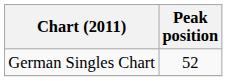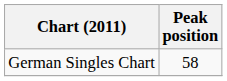(190, 62) 52 -> (190, 62) 58
